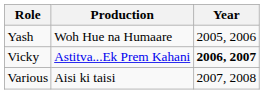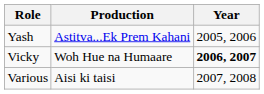(113, 36) Woh Hue na Humaare -> (122, 36) Astitva...Ek Prem Kahani
(122, 57) Astitva...Ek Prem Kahani -> (113, 57) Woh Hue na Humaare
